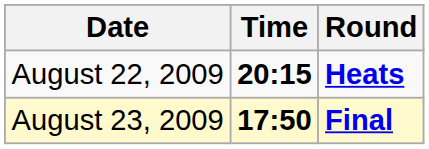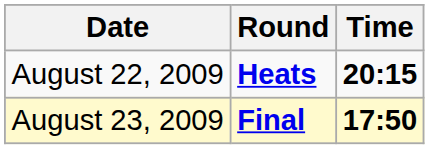columns swapped: (274, 27) <-> (371, 27)
